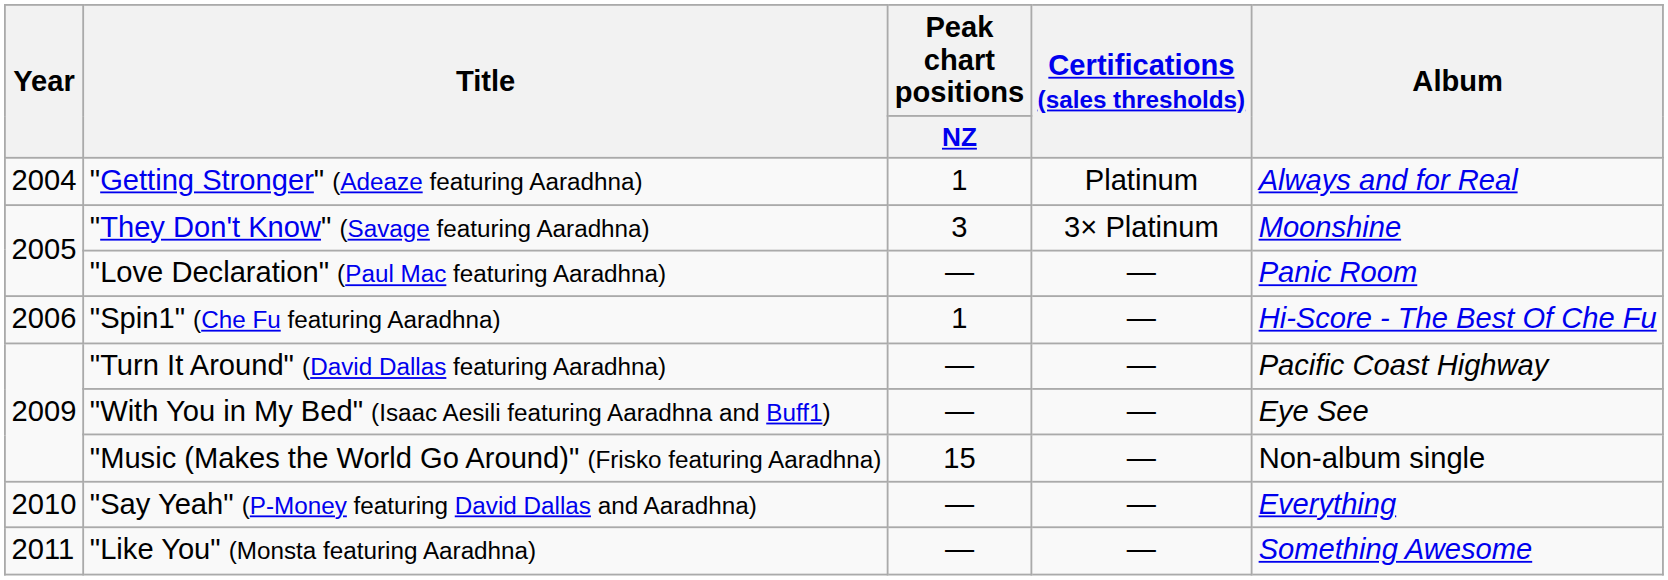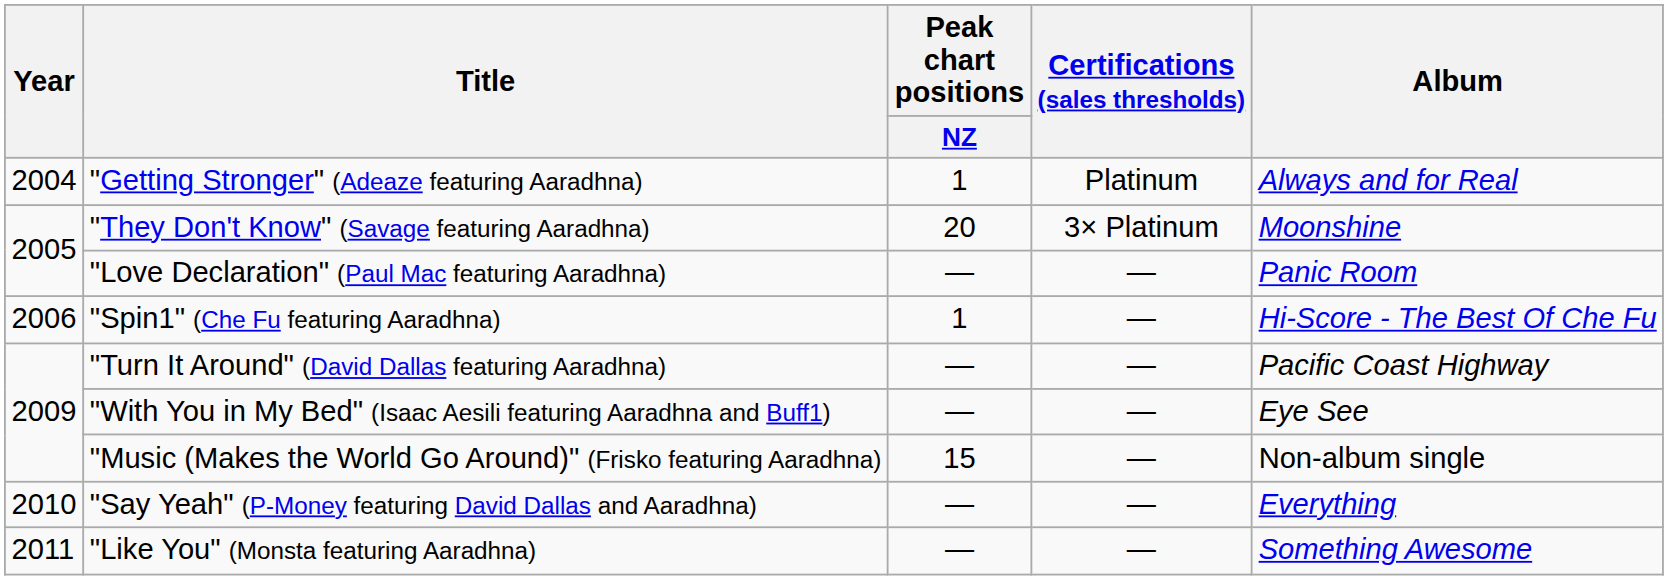(959, 226) 3 -> (959, 226) 20
